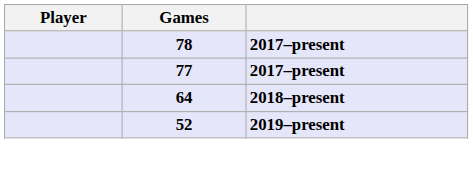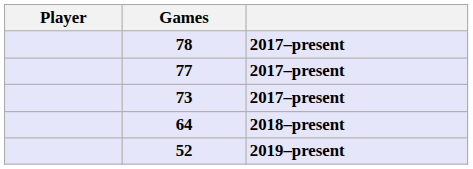+ row: (184, 97)
